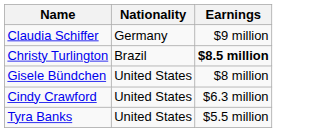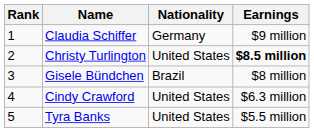+ column: (23, 14)
(130, 55) Brazil -> (191, 55) United States
(153, 76) United States -> (168, 76) Brazil
